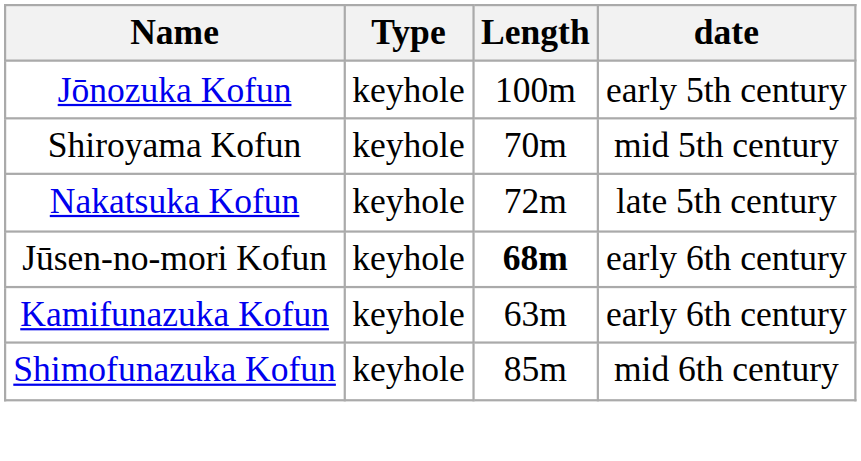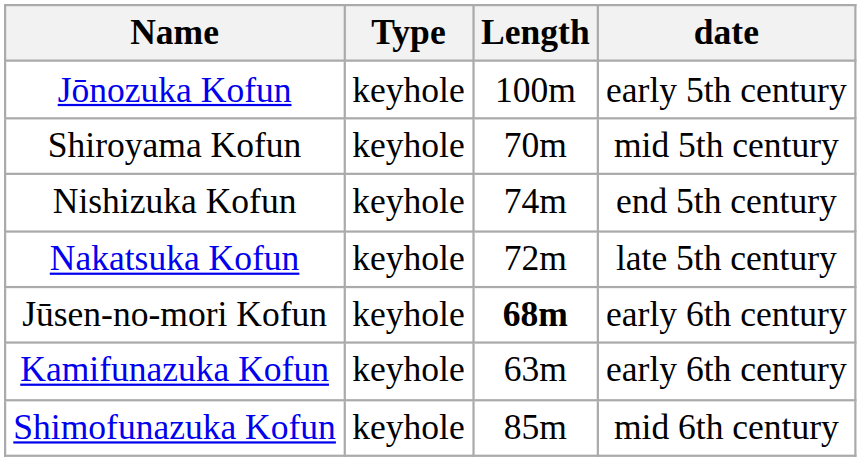+ row: (175, 201)
